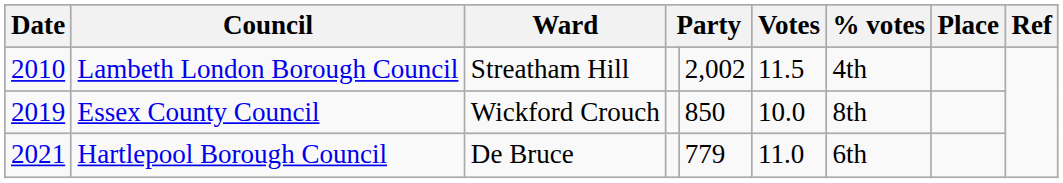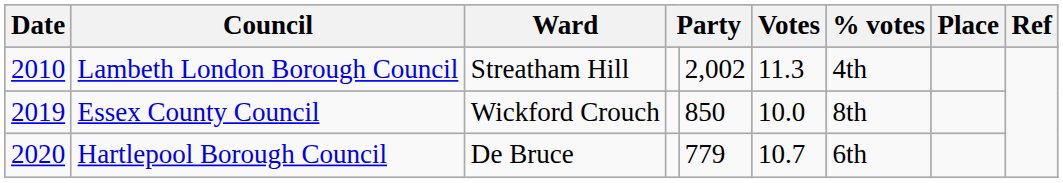(781, 68) 11.5 -> (781, 68) 11.3
(38, 154) 2021 -> (38, 154) 2020
(781, 154) 11.0 -> (782, 154) 10.7
